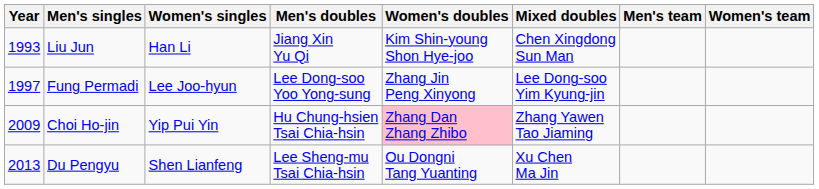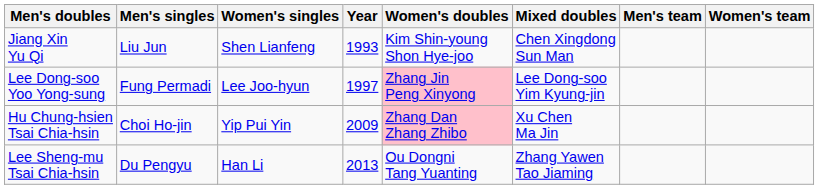columns swapped: (24, 16) <-> (326, 16)
(170, 47) Han Li -> (268, 47) Shen Lianfeng
(430, 87) no background -> (430, 87) pink background
(560, 126) Zhang Yawen Tao Jiaming -> (544, 126) Xu Chen Ma Jin
(195, 165) Shen Lianfeng -> (242, 165) Han Li
(544, 165) Xu Chen Ma Jin -> (560, 165) Zhang Yawen Tao Jiaming
